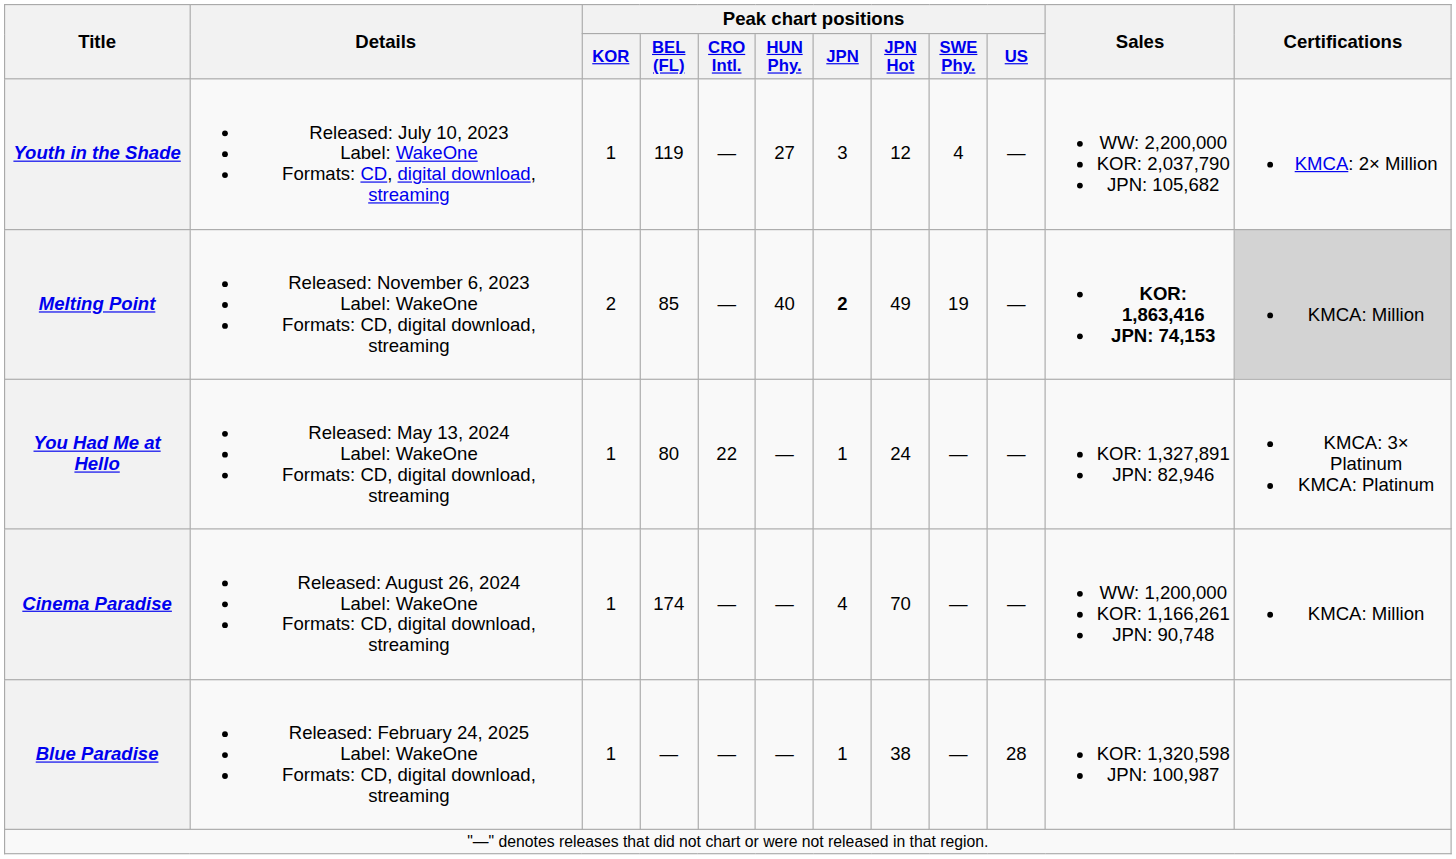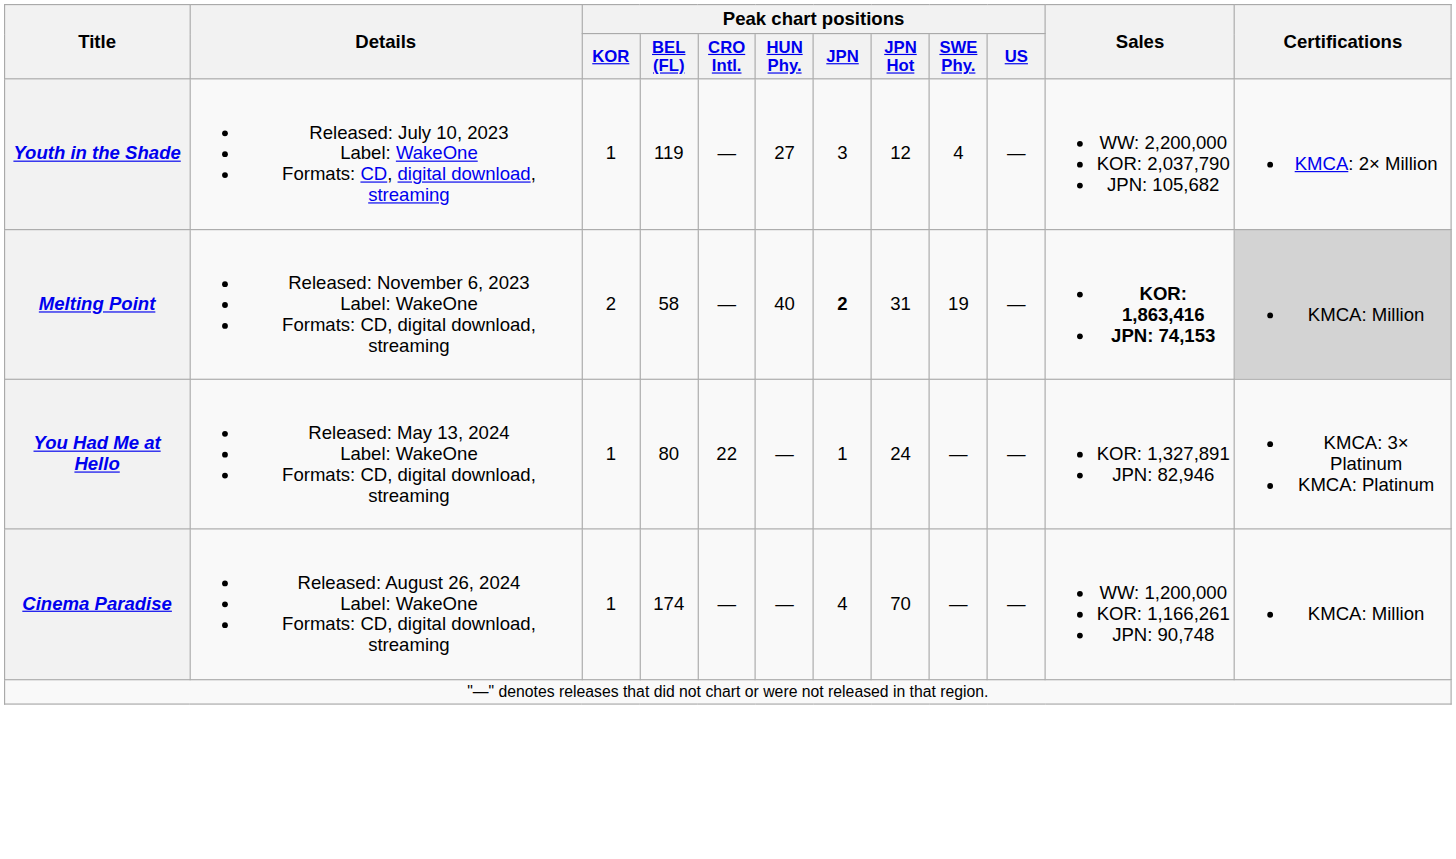(669, 303) 85 -> (669, 303) 58
(900, 303) 49 -> (900, 303) 31
- row: (97, 754)
